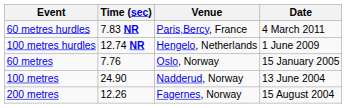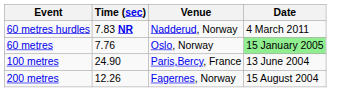(202, 29) Paris,Bercy, France -> (194, 29) Nadderud, Norway
- row: (51, 45)
(301, 62) no background -> (285, 45) lightgreen background
(200, 78) Nadderud, Norway -> (196, 62) Paris,Bercy, France
